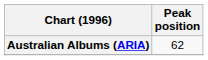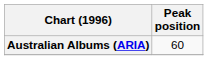(177, 45) 62 -> (177, 45) 60
